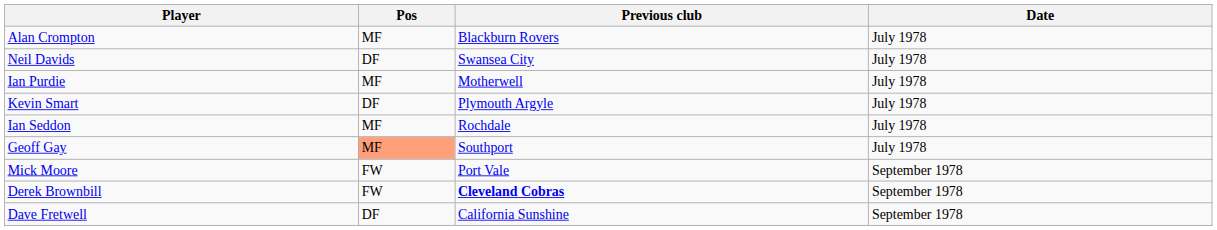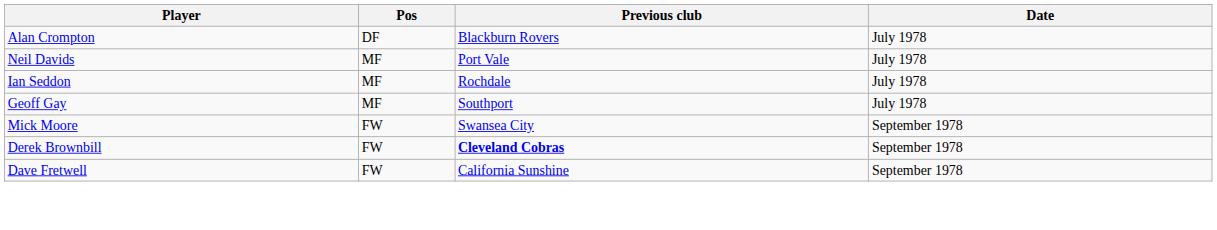(372, 37) MF -> (371, 37) DF
(371, 59) DF -> (372, 59) MF
(496, 59) Swansea City -> (483, 59) Port Vale
- row: (36, 81)
- row: (43, 103)
(372, 147) lightsalmon background -> (372, 103) no background
(483, 170) Port Vale -> (496, 125) Swansea City
(371, 214) DF -> (372, 170) FW
